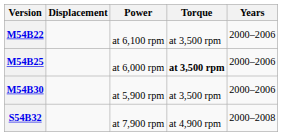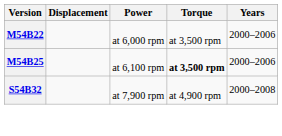(138, 40) at 6,100 rpm -> (138, 40) at 6,000 rpm
(138, 68) at 6,000 rpm -> (138, 68) at 6,100 rpm
- row: (25, 90)
